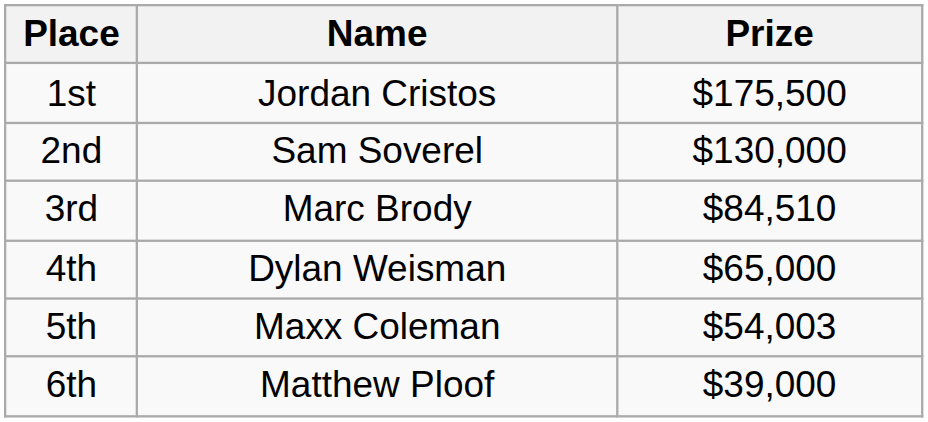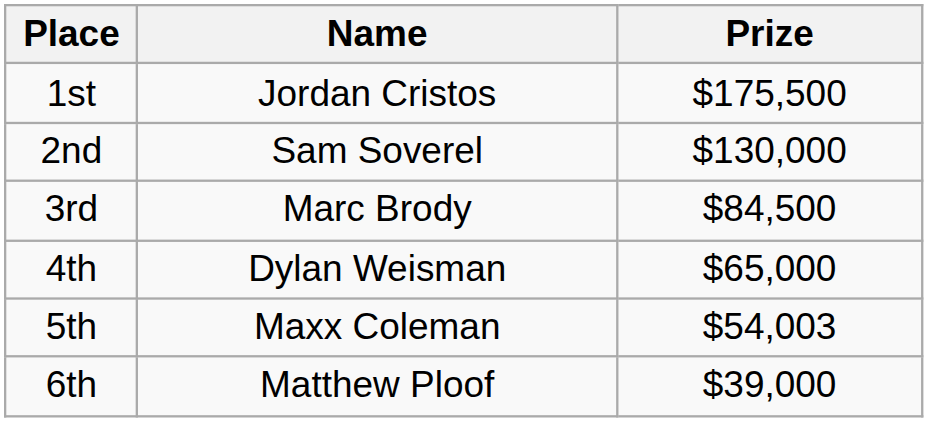(770, 209) $84,510 -> (770, 209) $84,500
